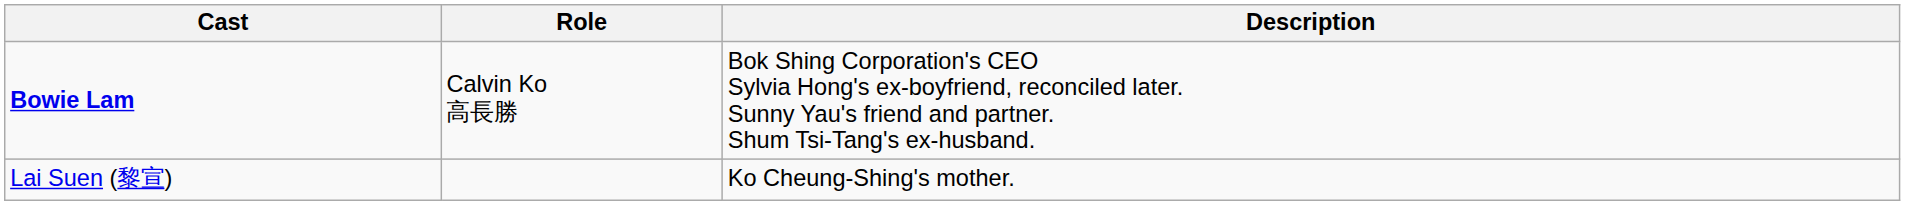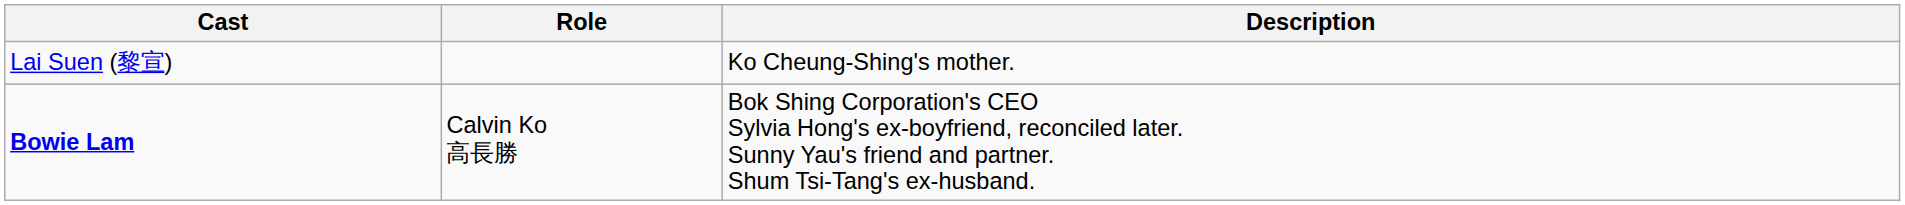rows swapped: (91, 178) <-> (72, 100)
